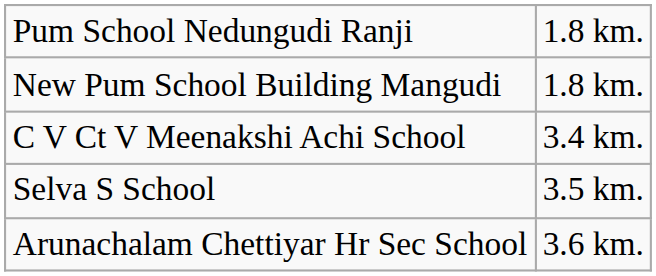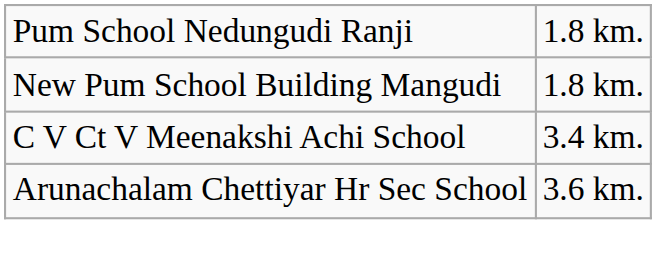- row: (114, 190)
